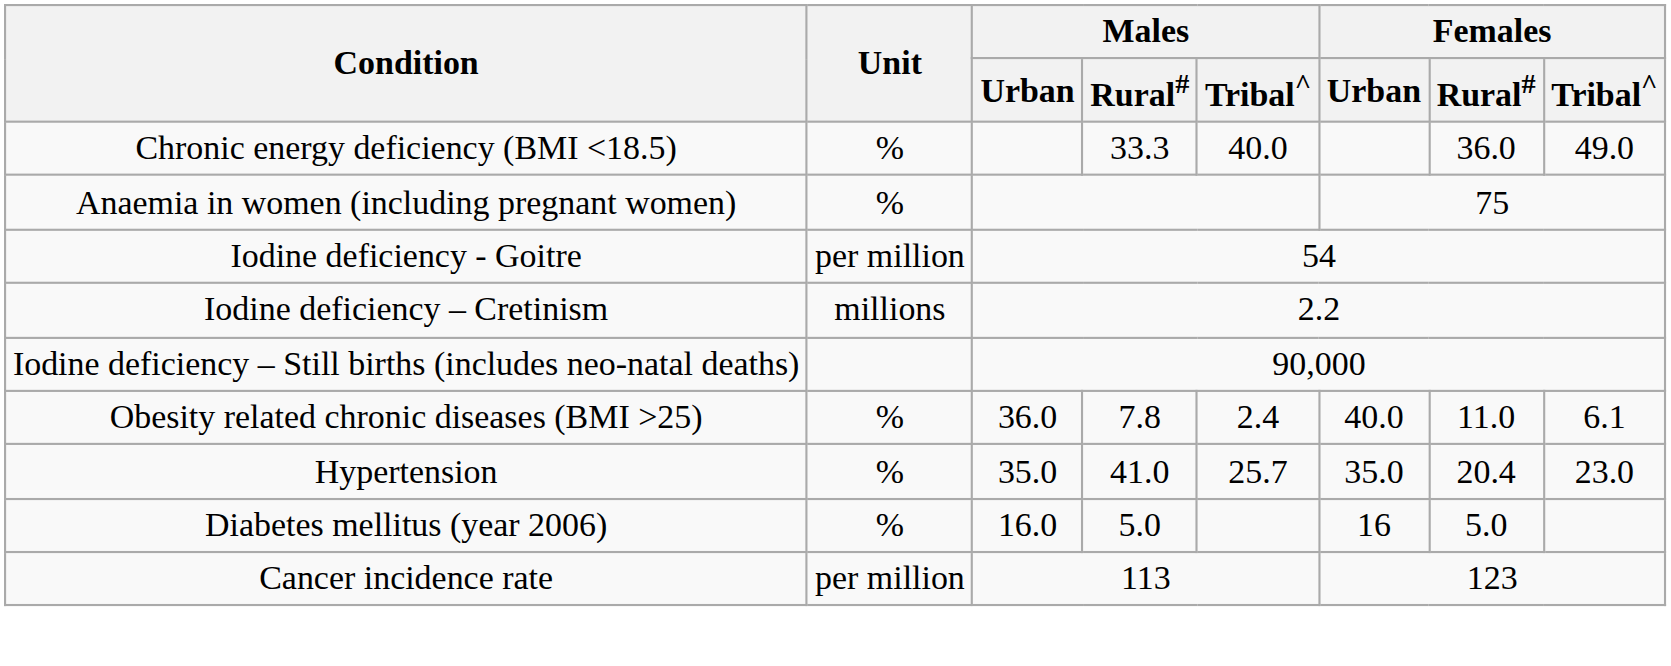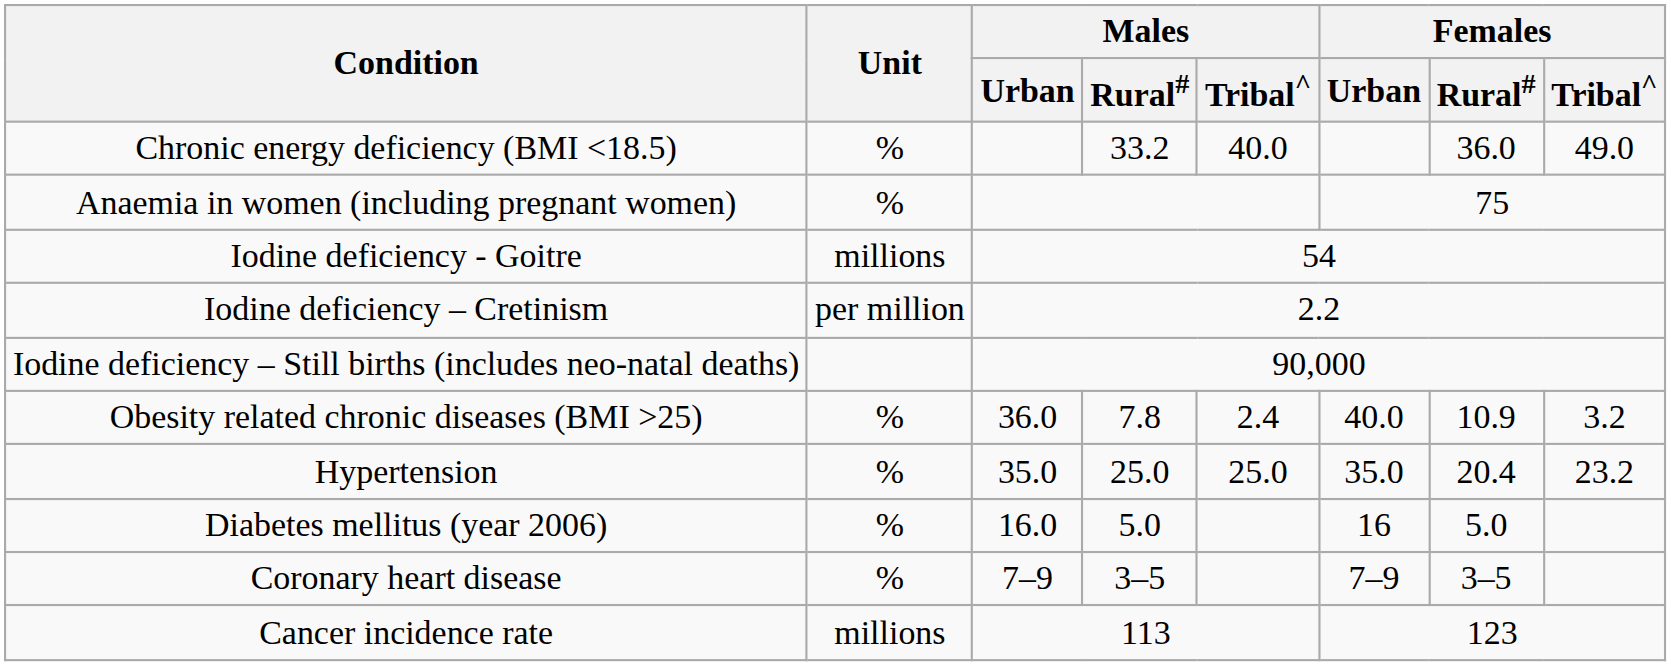(1140, 148) 33.3 -> (1140, 148) 33.2
(890, 255) per million -> (890, 255) millions
(890, 309) millions -> (890, 309) per million
(1486, 417) 11.0 -> (1486, 417) 10.9
(1604, 417) 6.1 -> (1604, 417) 3.2
(1140, 470) 41.0 -> (1140, 470) 25.0
(1258, 470) 25.7 -> (1258, 470) 25.0
(1604, 470) 23.0 -> (1604, 470) 23.2
+ row: (406, 578)
(890, 578) per million -> (890, 632) millions
